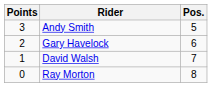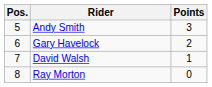columns swapped: (194, 12) <-> (22, 12)
